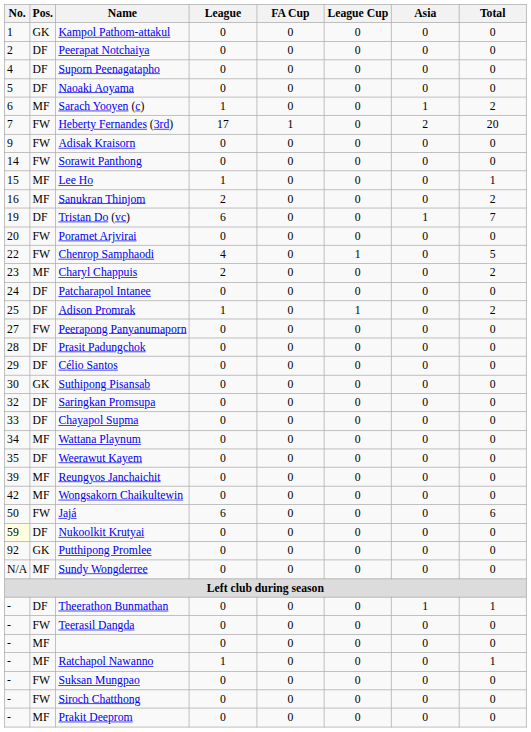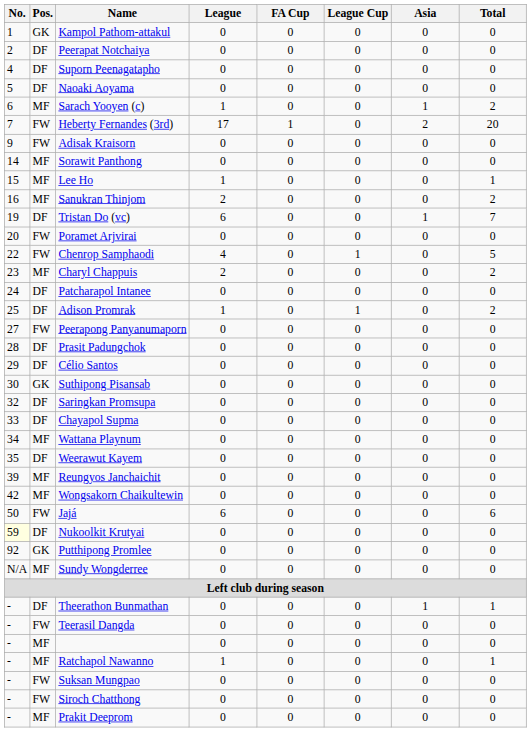(41, 161) FW -> (41, 161) MF
